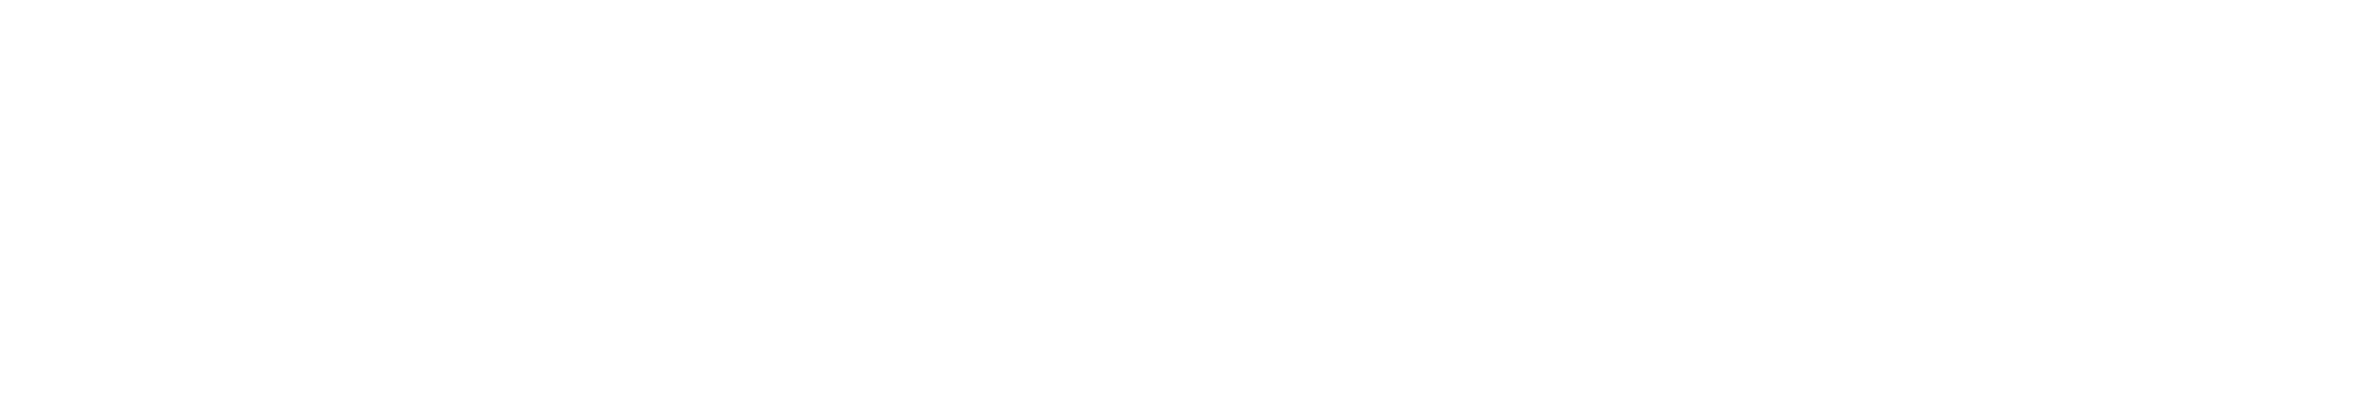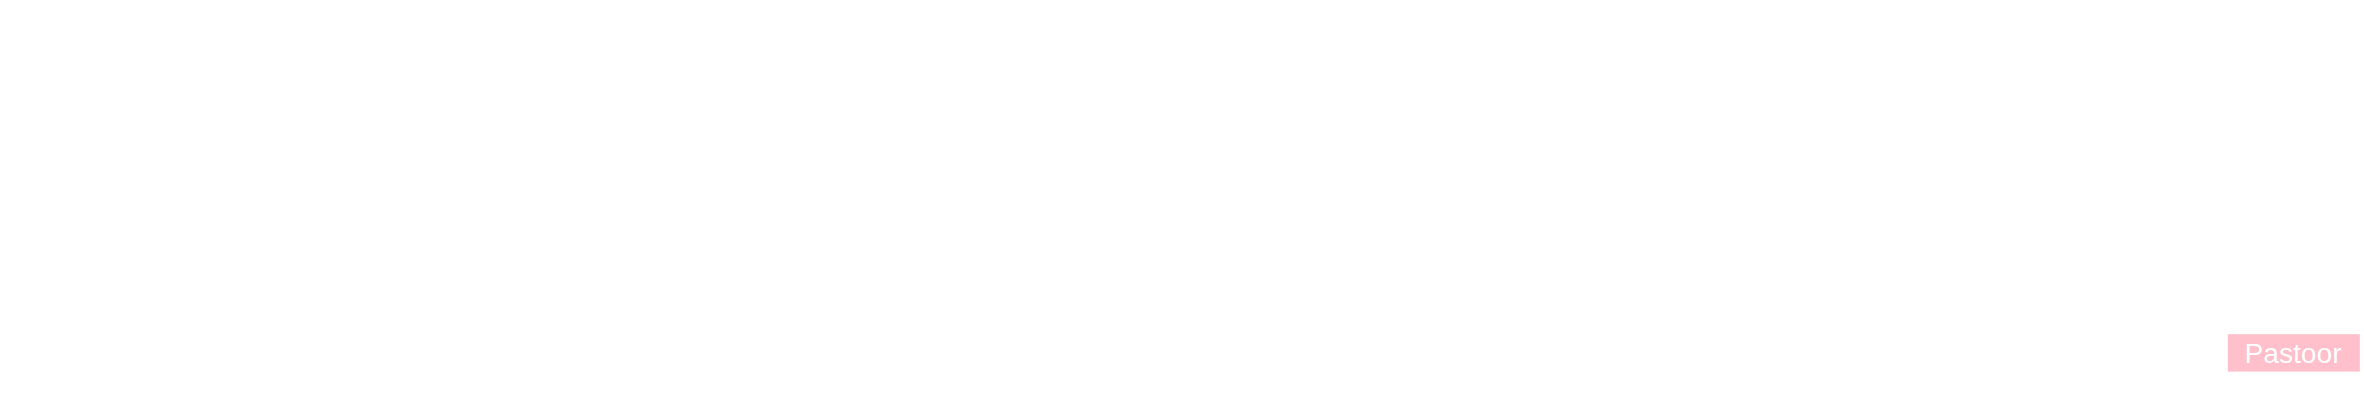(2237, 353) no background -> (2293, 353) pink background
+ row: (74, 395)
